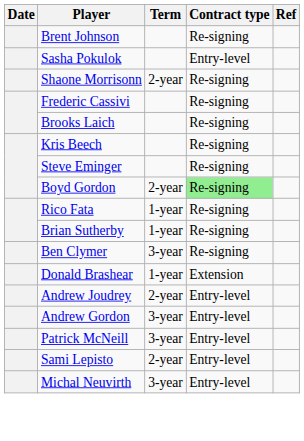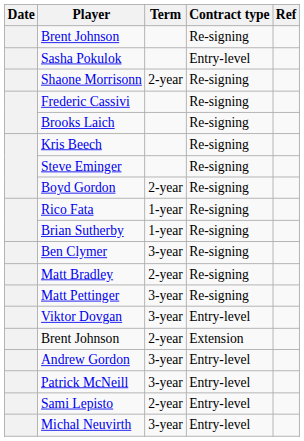(219, 187) lightgreen background -> (219, 187) no background
+ row: (77, 274)
+ row: (80, 295)
+ row: (82, 317)
+ row: (80, 338)
- row: (87, 274)
- row: (86, 295)
